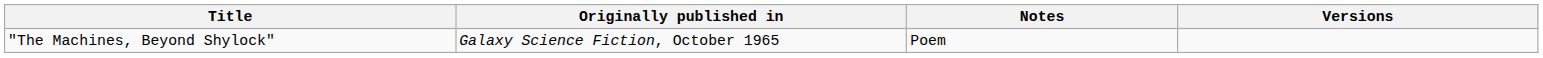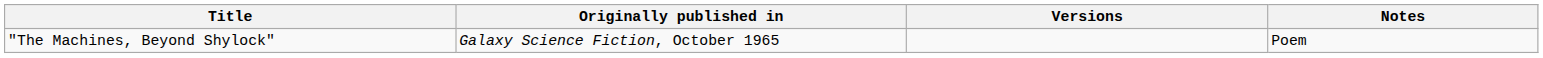columns swapped: (1358, 17) <-> (1042, 17)
